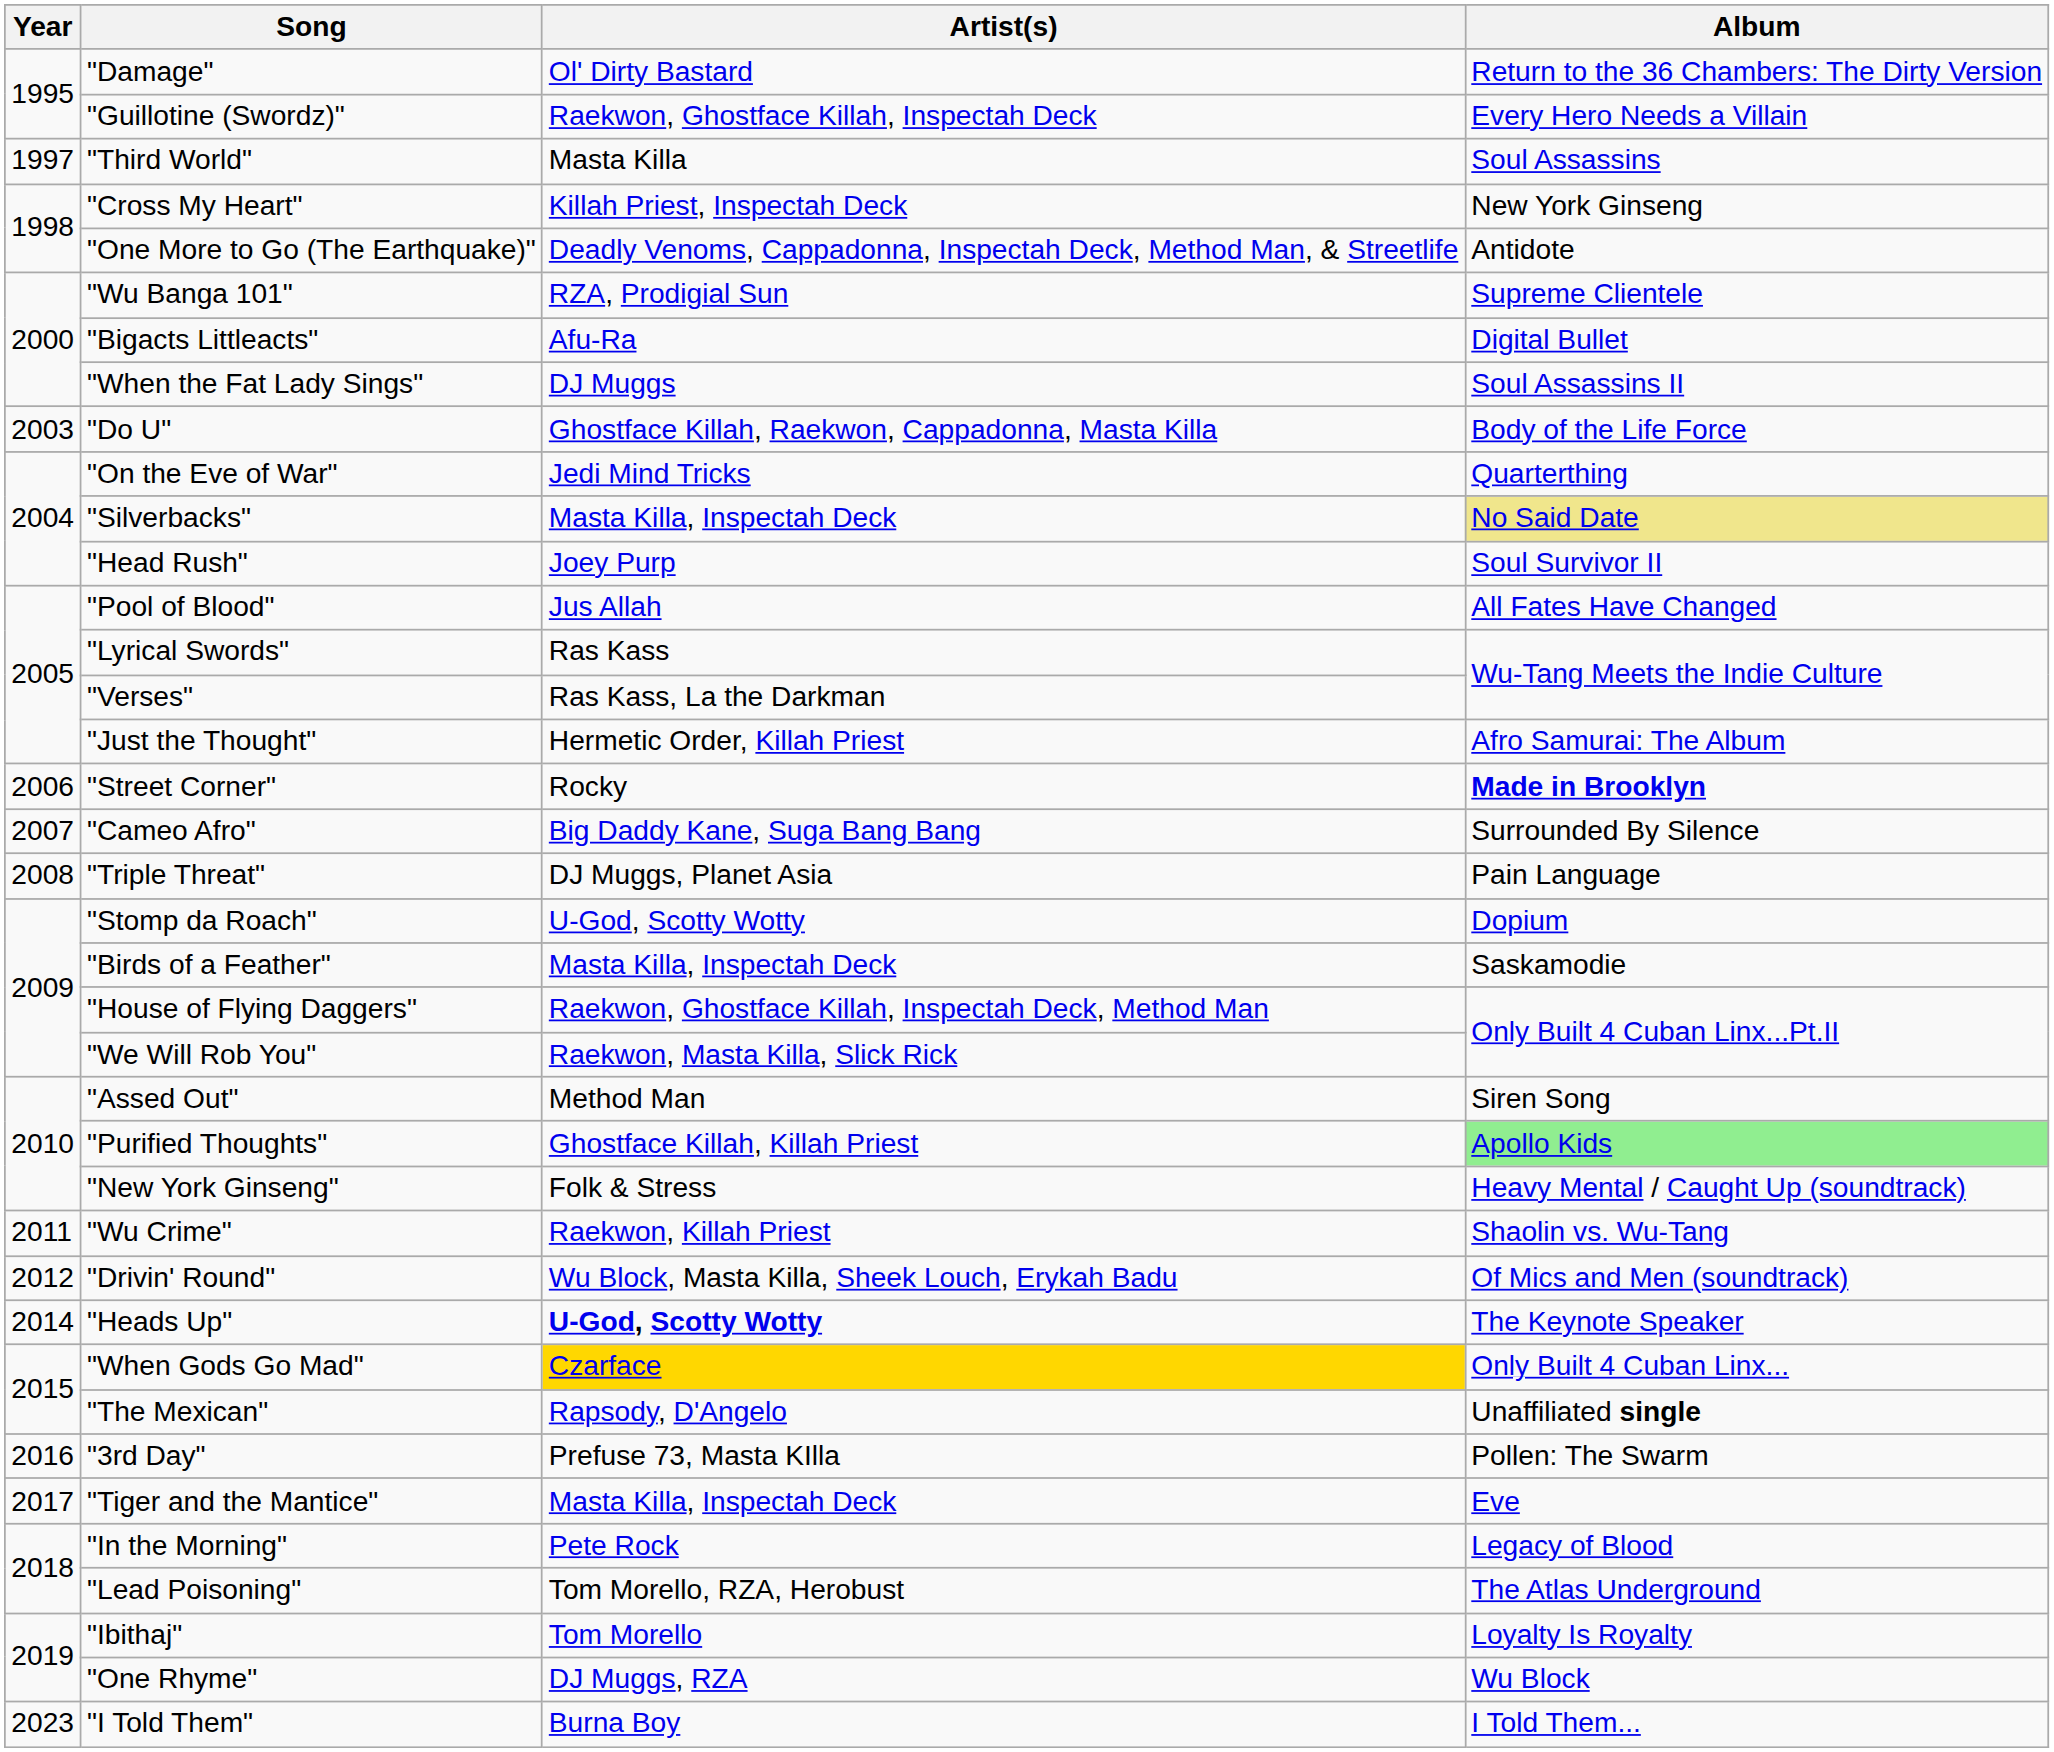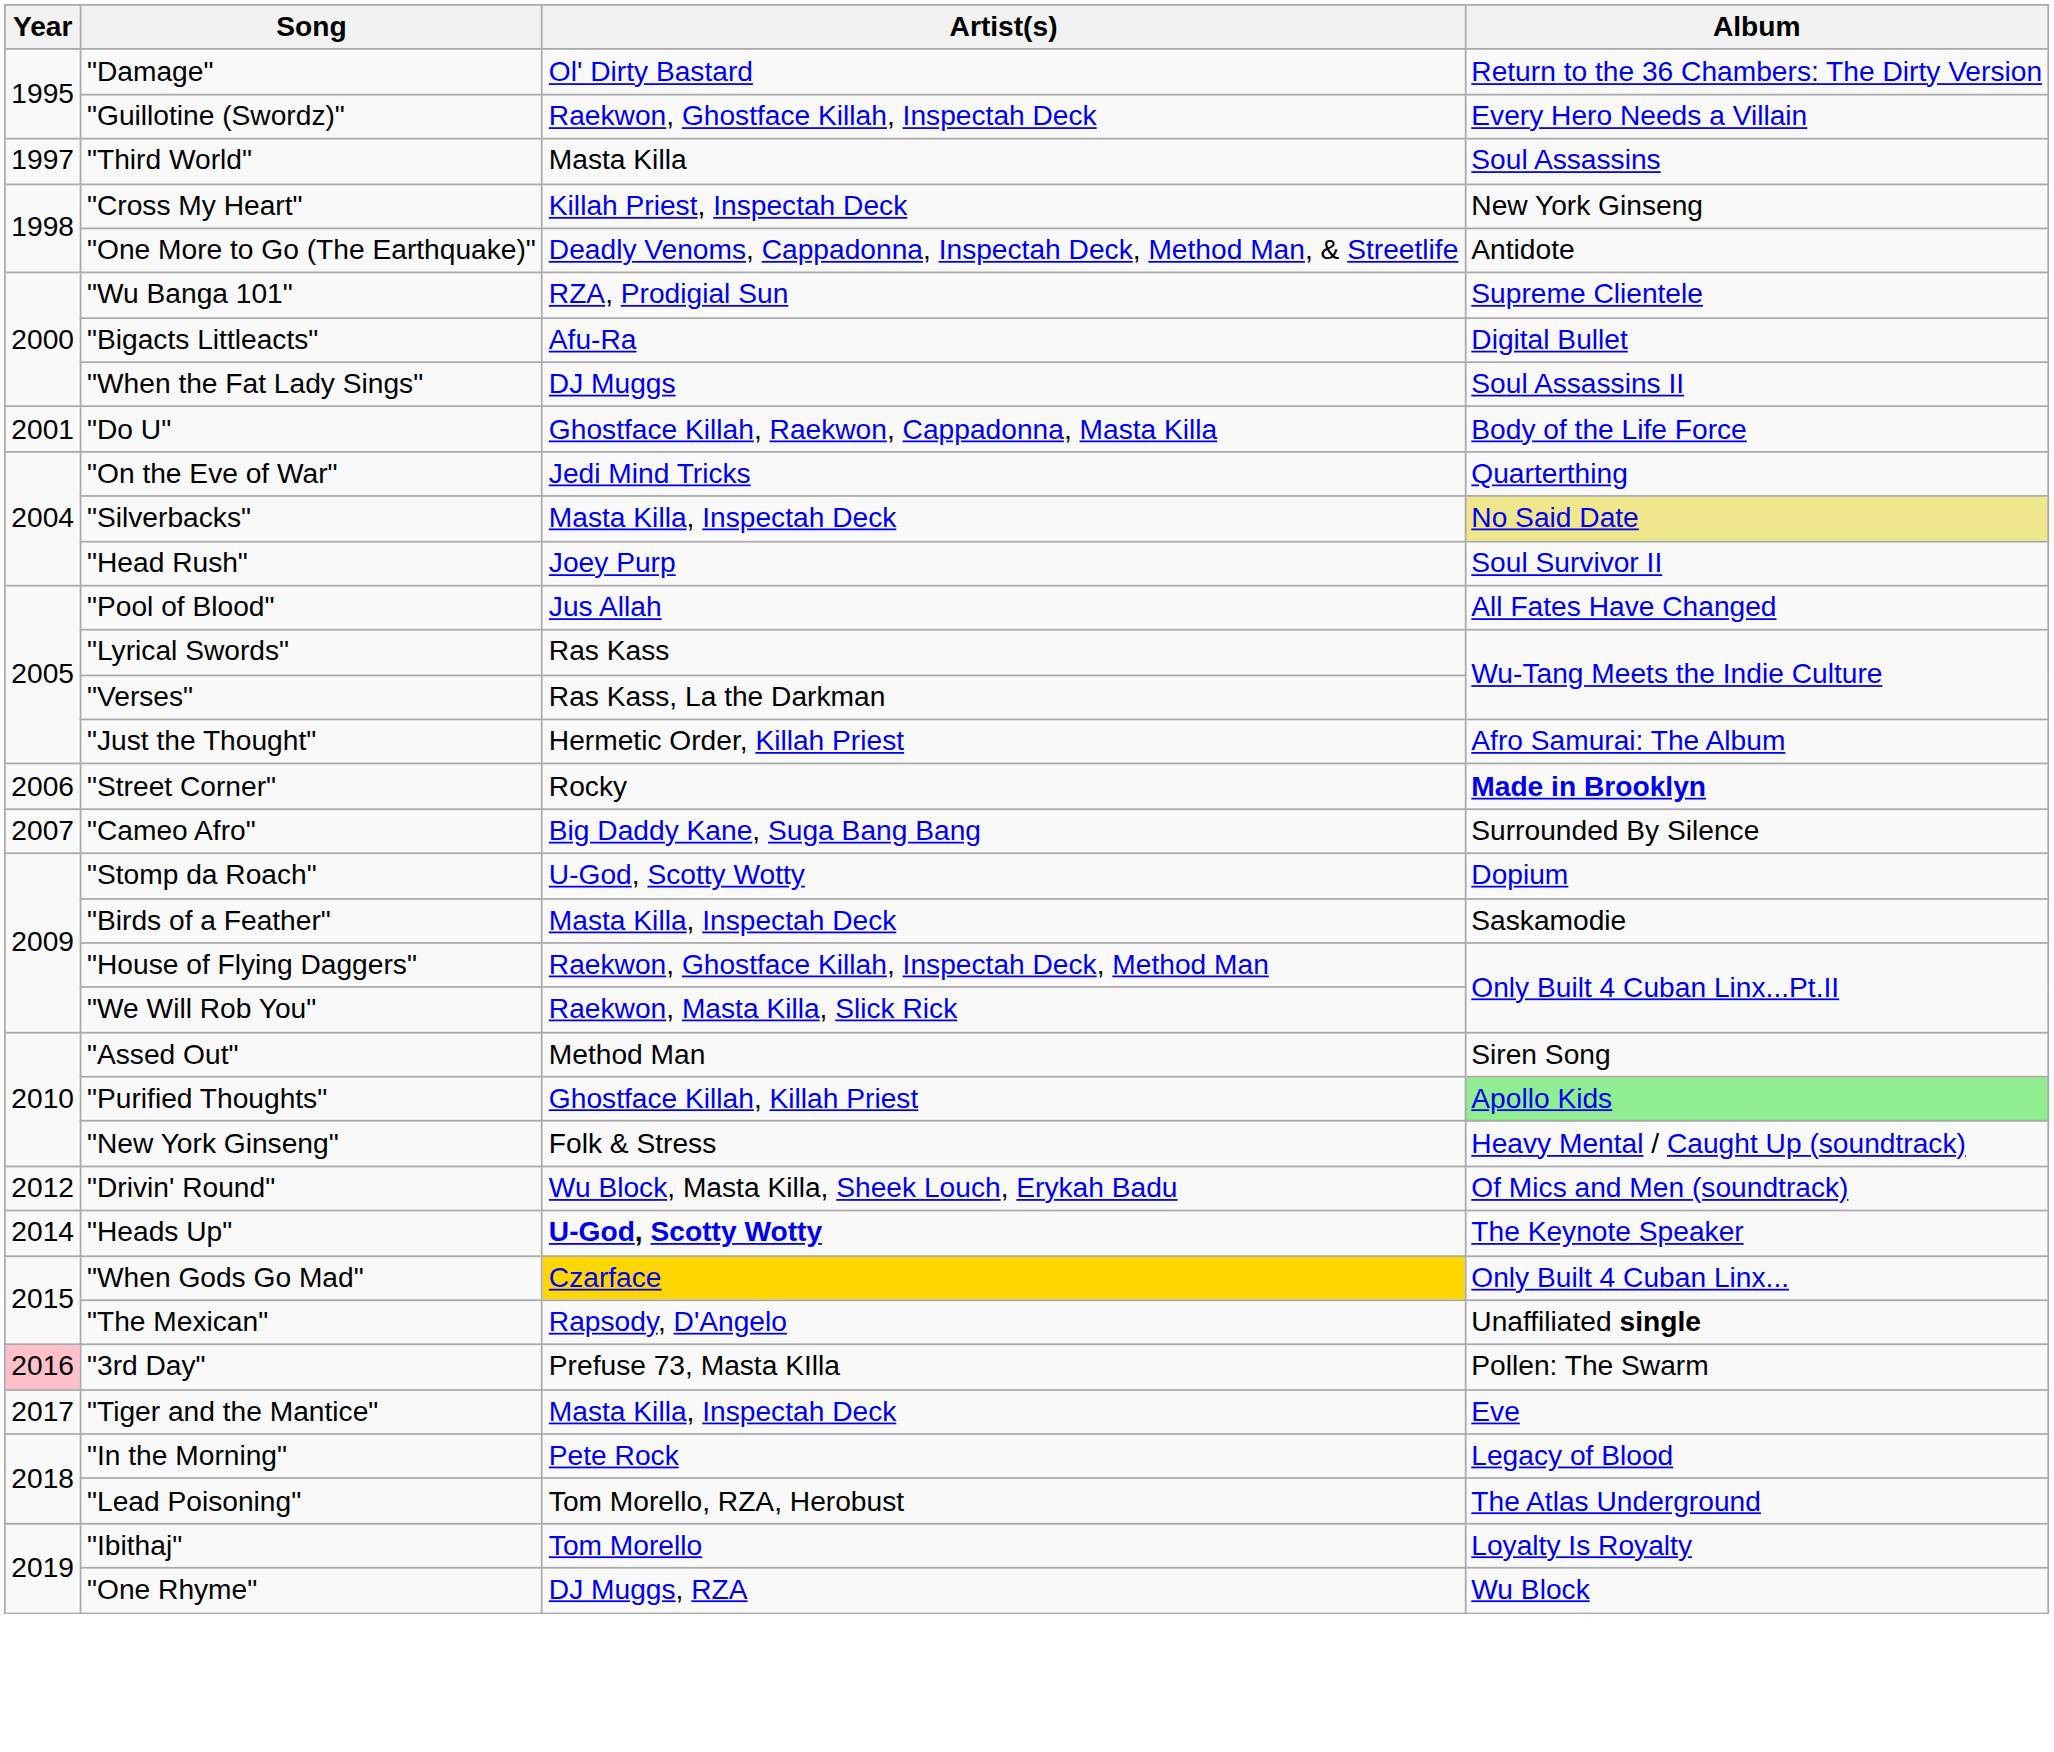(43, 428) 2003 -> (43, 428) 2001
- row: (176, 875)
- row: (159, 1232)
(43, 1455) no background -> (43, 1366) pink background
- row: (170, 1723)
